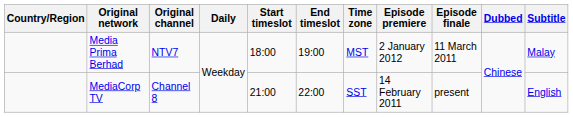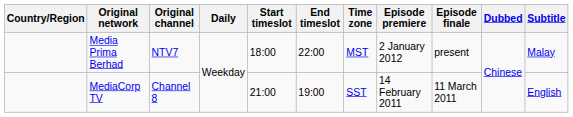(311, 52) 19:00 -> (311, 52) 22:00
(455, 52) 11 March 2011 -> (452, 52) present
(311, 92) 22:00 -> (311, 92) 19:00
(452, 92) present -> (455, 92) 11 March 2011
